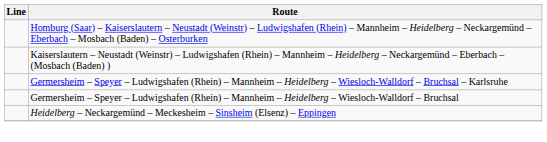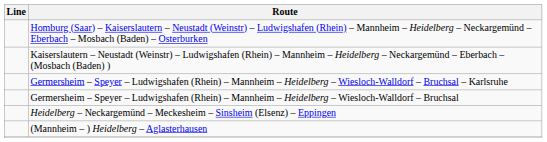+ row: (119, 129)
